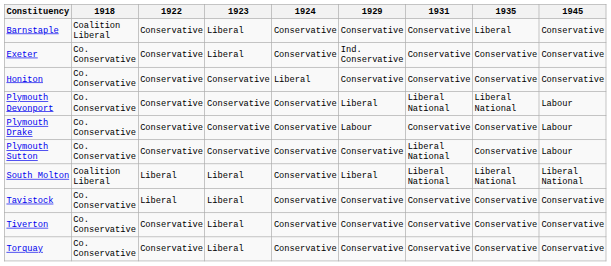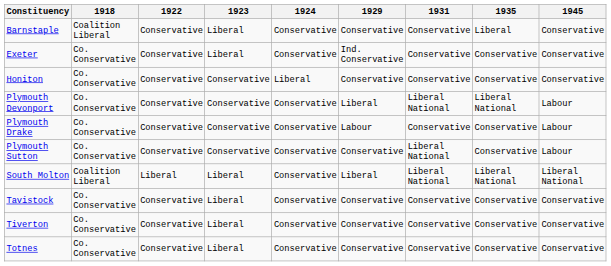(158, 200) Liberal -> (172, 200) Conservative
- row: (25, 249)
+ row: (22, 249)
